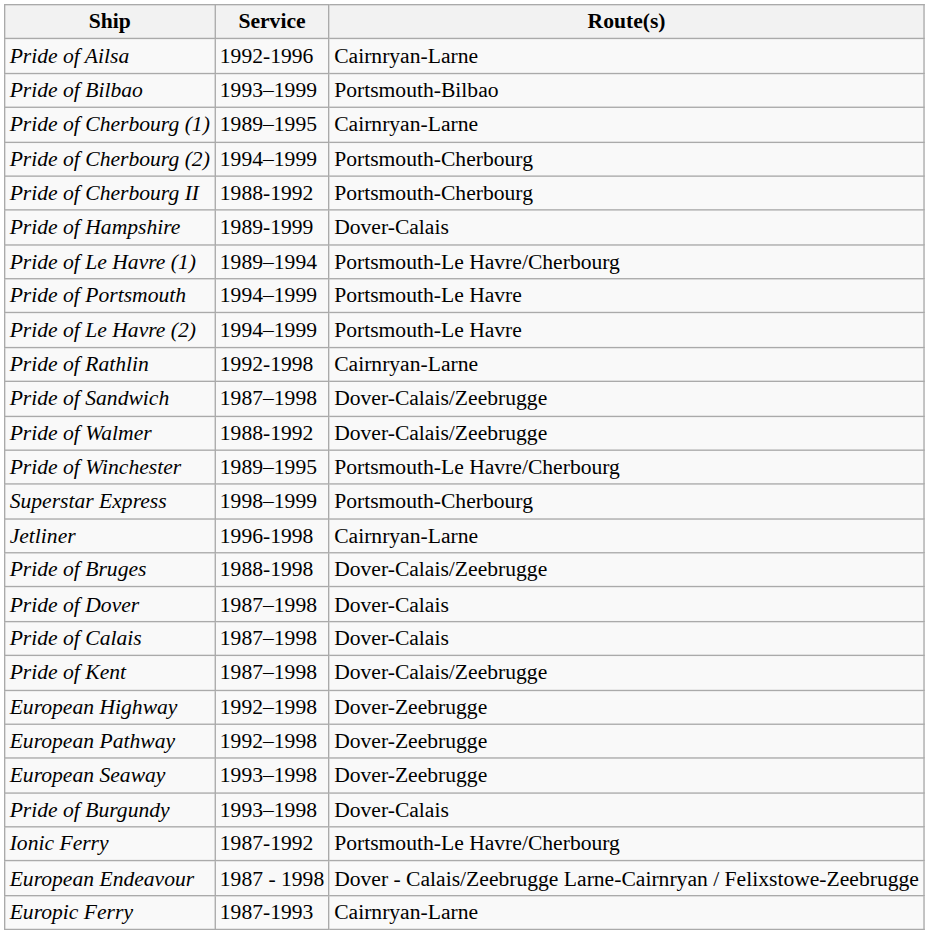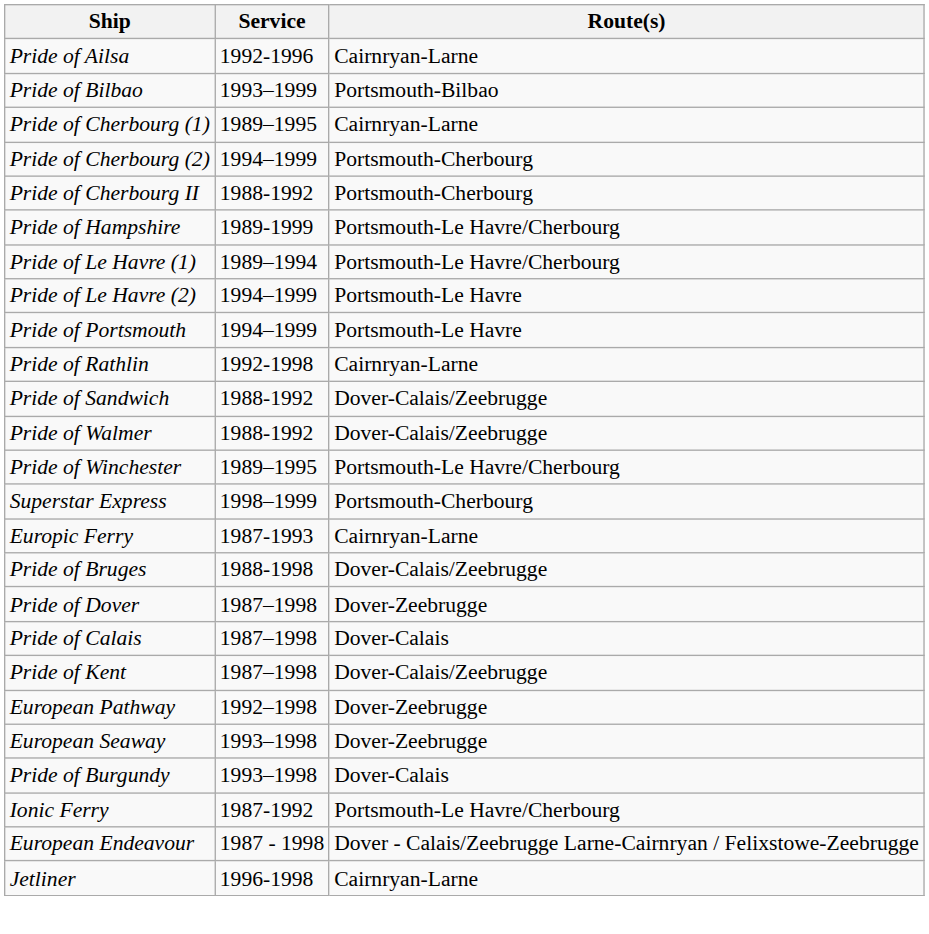(392, 227) Dover-Calais -> (477, 227) Portsmouth-Le Havre/Cherbourg
rows swapped: (103, 329) <-> (98, 295)
(268, 398) 1987–1998 -> (267, 398) 1988-1992
rows swapped: (43, 535) <-> (71, 912)
(392, 603) Dover-Calais -> (411, 603) Dover-Zeebrugge
- row: (94, 706)
